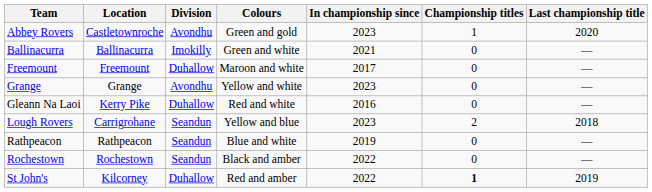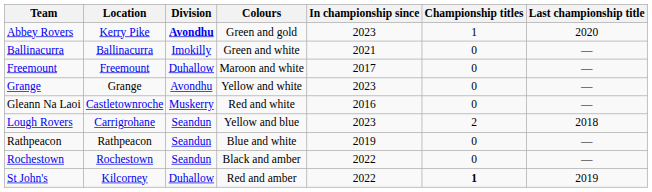(125, 31) Castletownroche -> (125, 31) Kerry Pike
(191, 31) normal -> (191, 31) bold
(125, 104) Kerry Pike -> (125, 104) Castletownroche
(191, 104) Duhallow -> (191, 104) Muskerry
